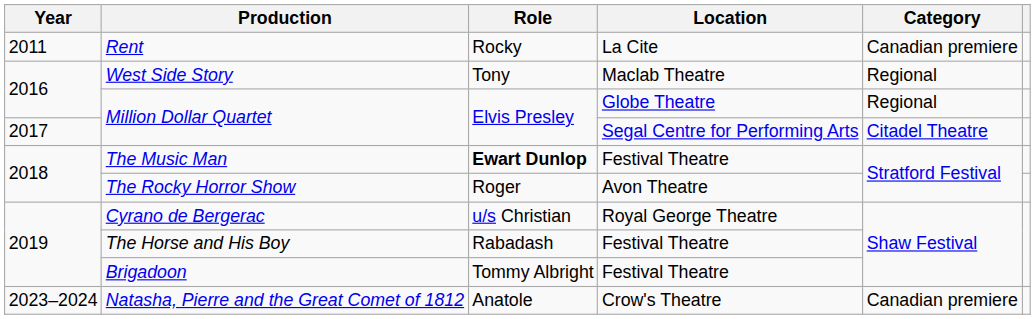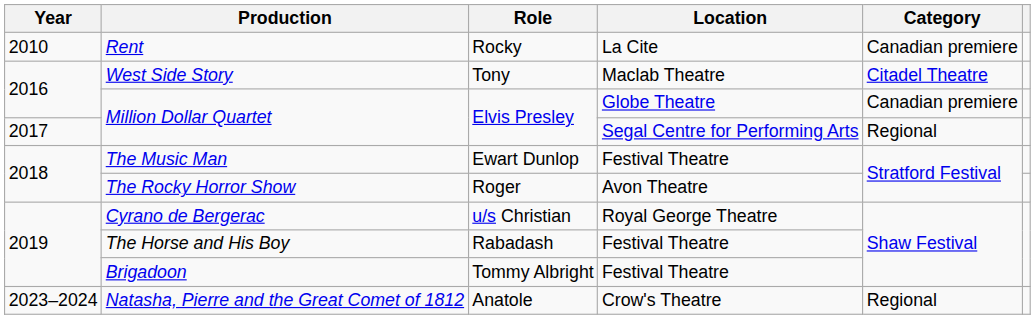(28, 46) 2011 -> (28, 46) 2010
(902, 74) Regional -> (927, 74) Citadel Theatre
(902, 103) Regional -> (942, 103) Canadian premiere
(927, 131) Citadel Theatre -> (902, 131) Regional
(530, 159) bold -> (526, 159) normal
(942, 300) Canadian premiere -> (902, 300) Regional
